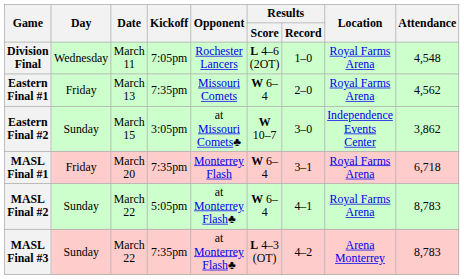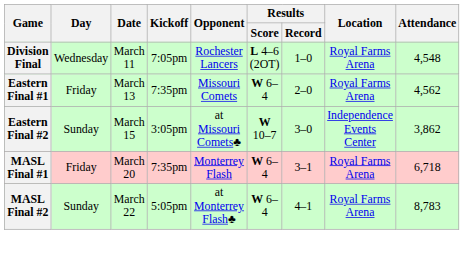- row: (28, 251)
